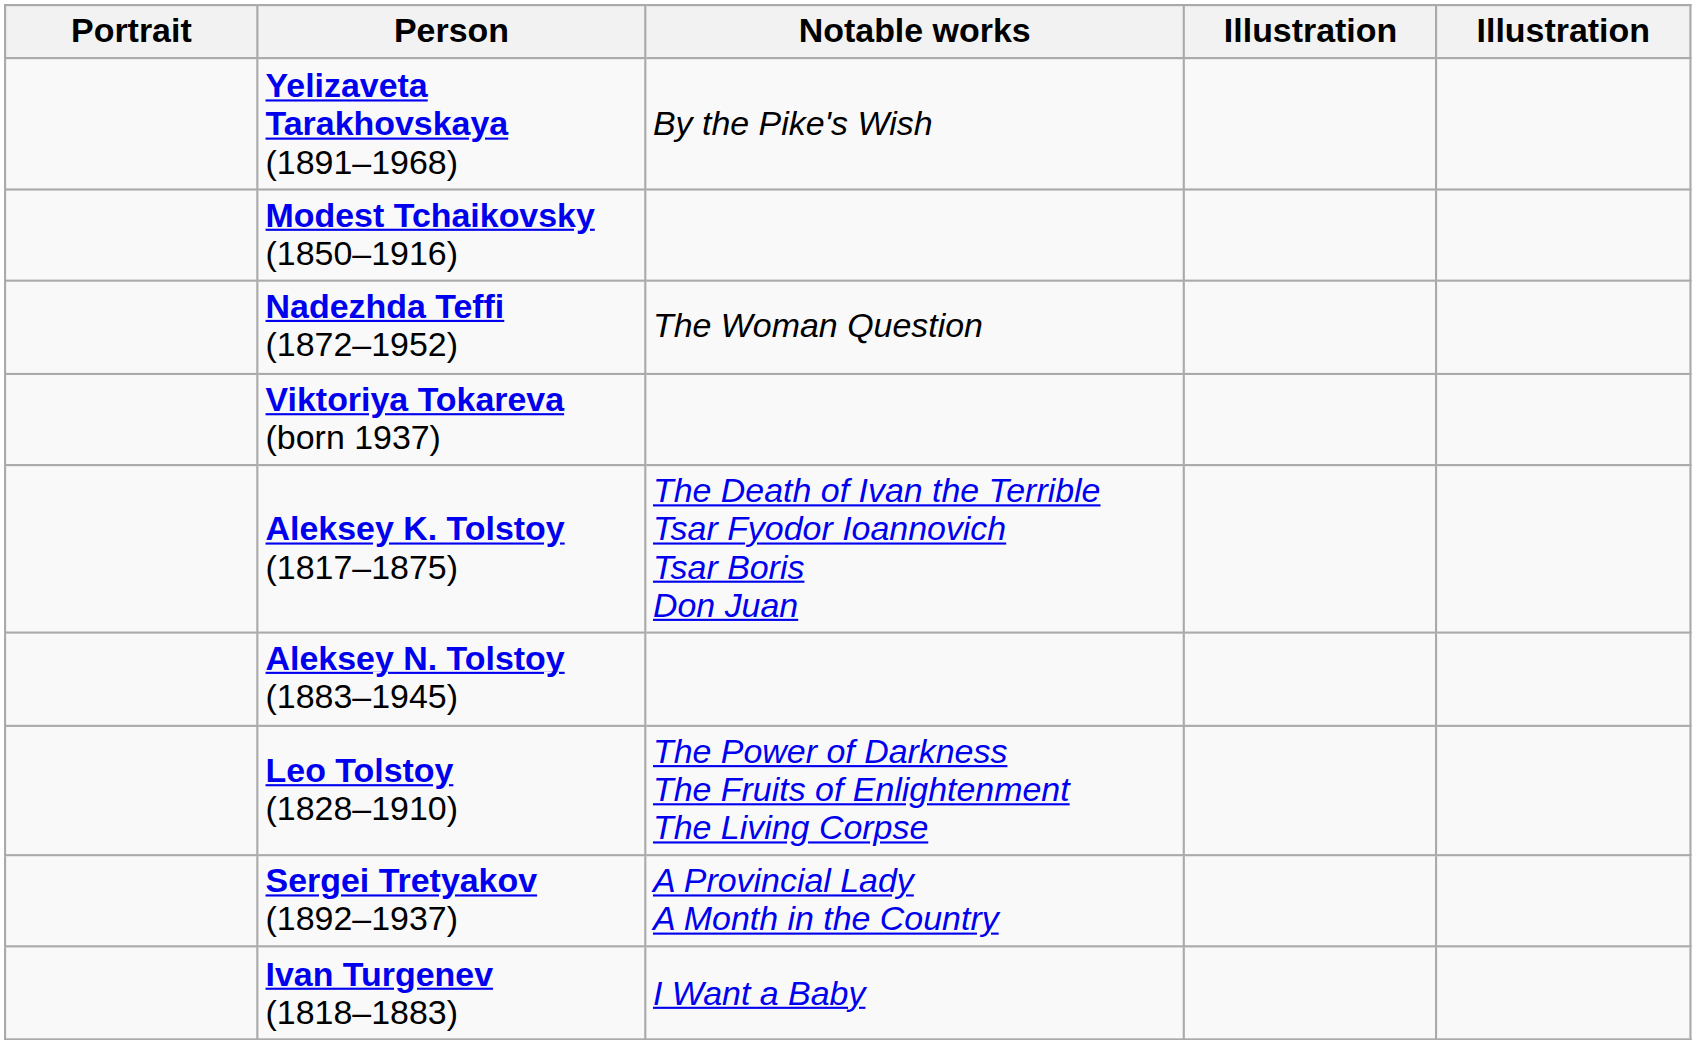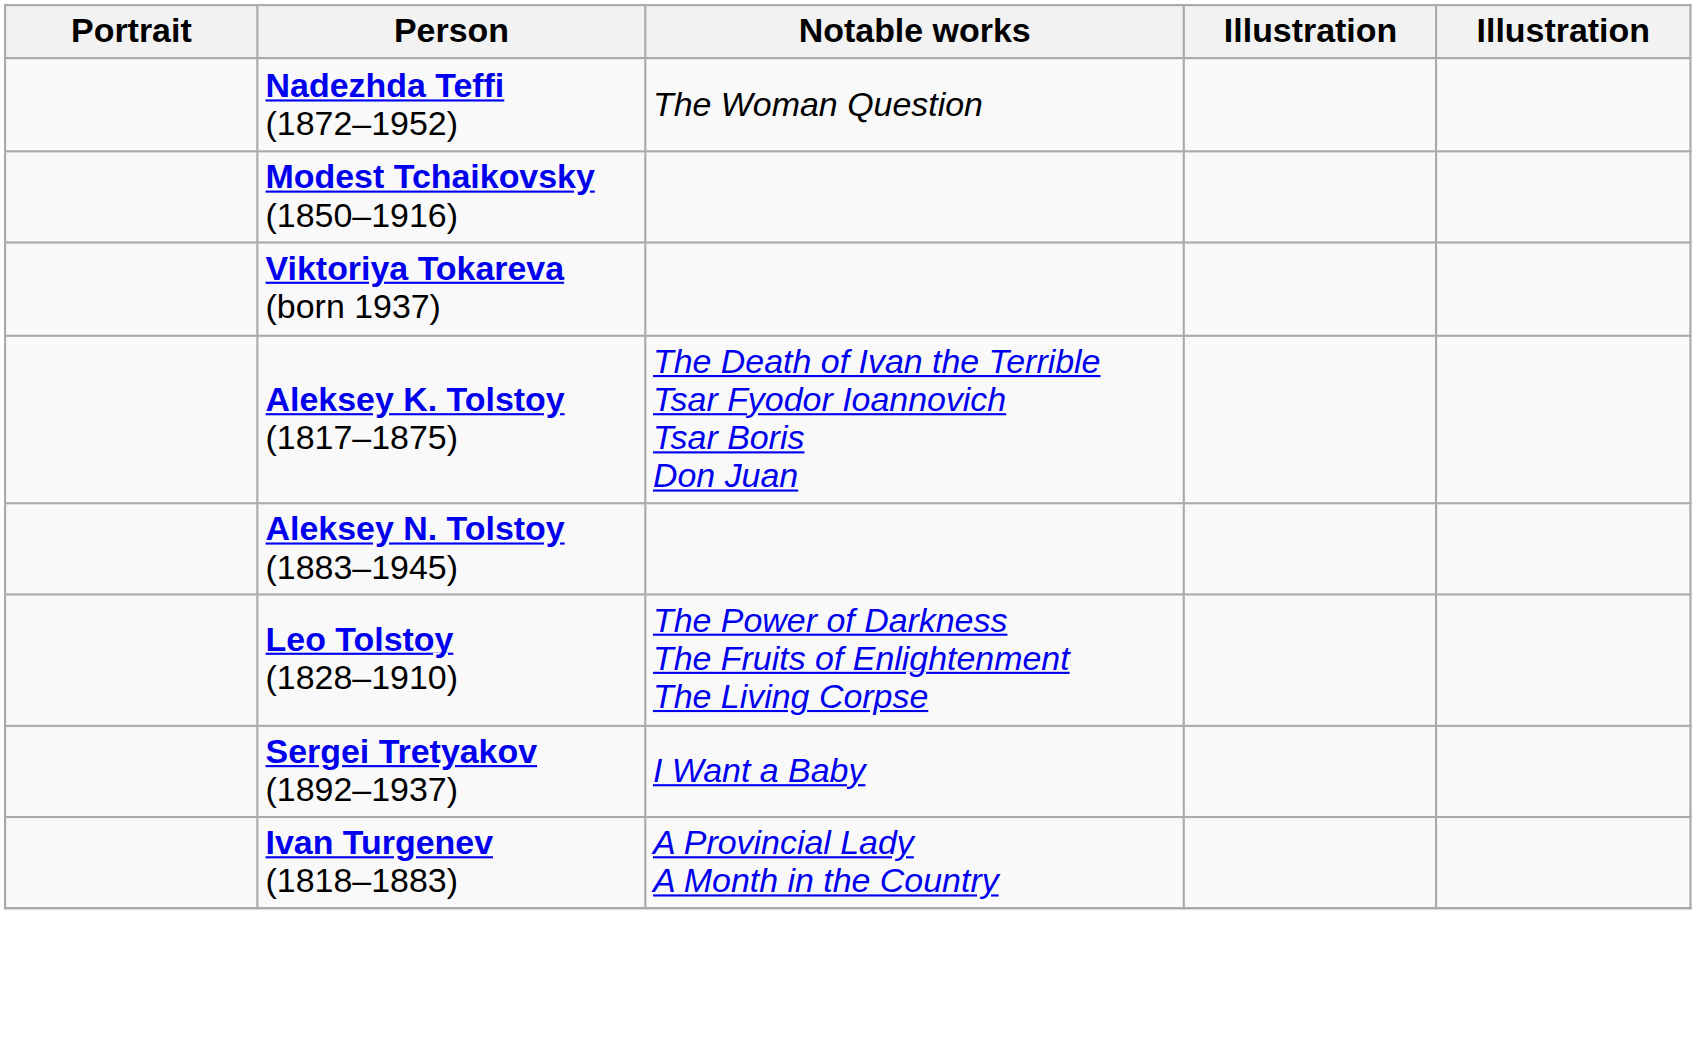- row: (387, 123)
rows swapped: (430, 234) <-> (385, 326)
(826, 900) A Provincial Lady A Month in the Country -> (759, 770) I Want a Baby
(759, 992) I Want a Baby -> (826, 862) A Provincial Lady A Month in the Country
